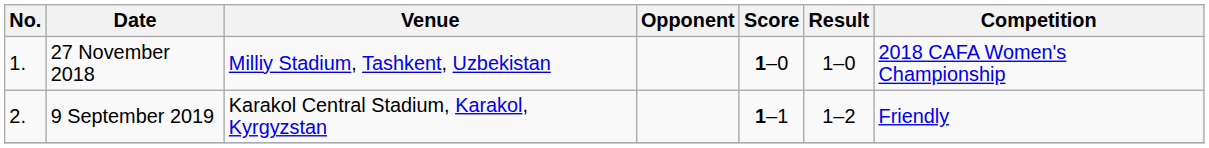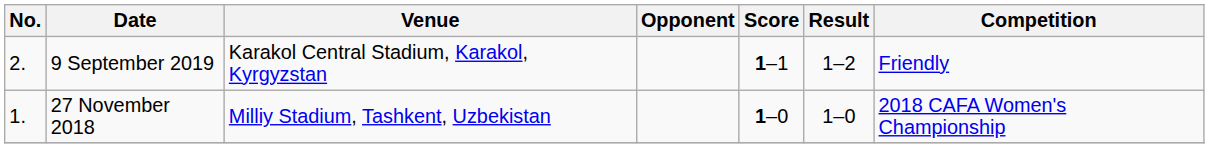rows swapped: (110, 63) <-> (132, 117)
